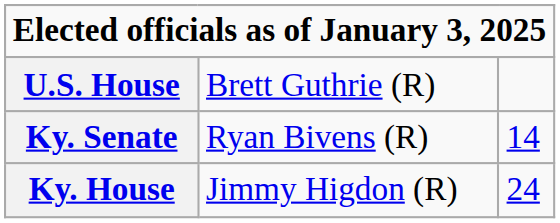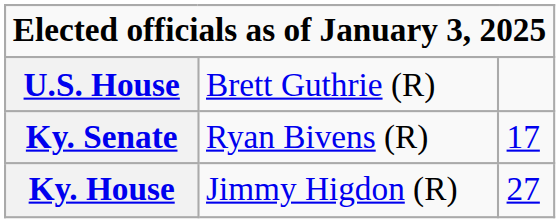(523, 136) 14 -> (523, 136) 17
(523, 189) 24 -> (523, 189) 27
